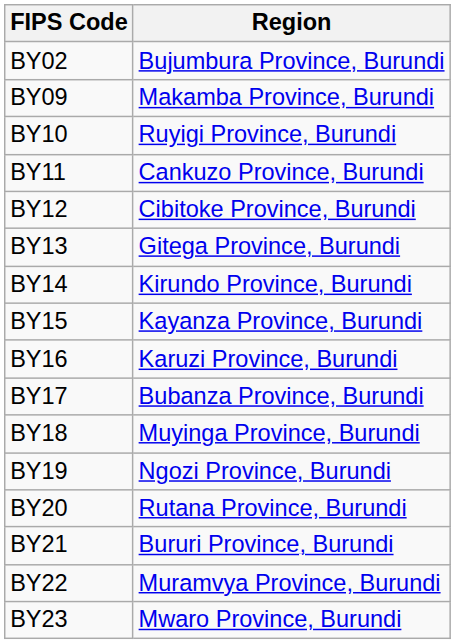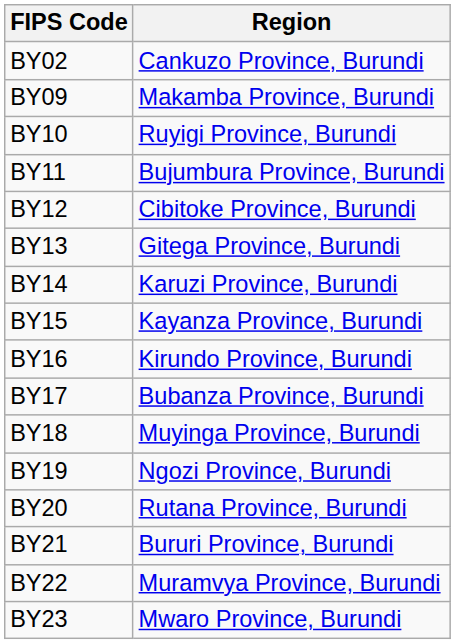(292, 60) Bujumbura Province, Burundi -> (281, 60) Cankuzo Province, Burundi
(281, 172) Cankuzo Province, Burundi -> (292, 172) Bujumbura Province, Burundi
(275, 284) Kirundo Province, Burundi -> (268, 284) Karuzi Province, Burundi
(268, 358) Karuzi Province, Burundi -> (275, 358) Kirundo Province, Burundi
